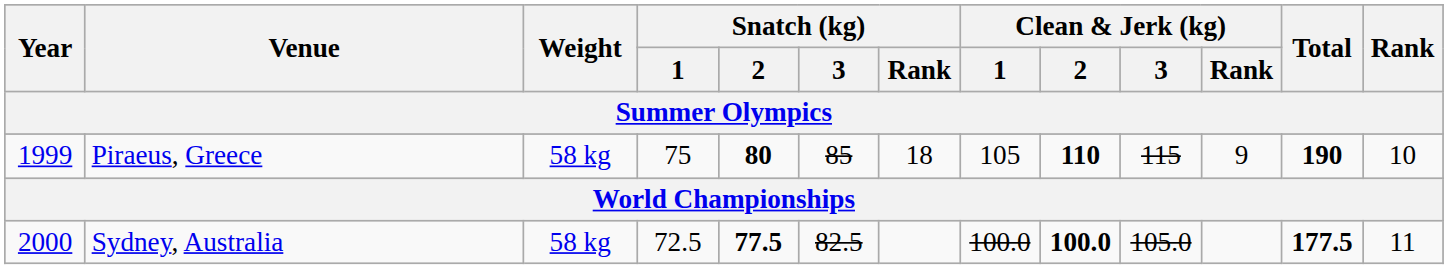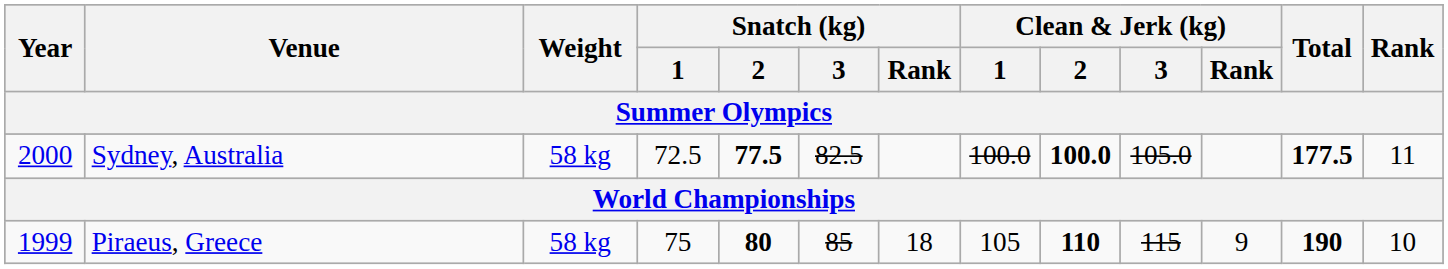rows swapped: (187, 241) <-> (177, 155)
